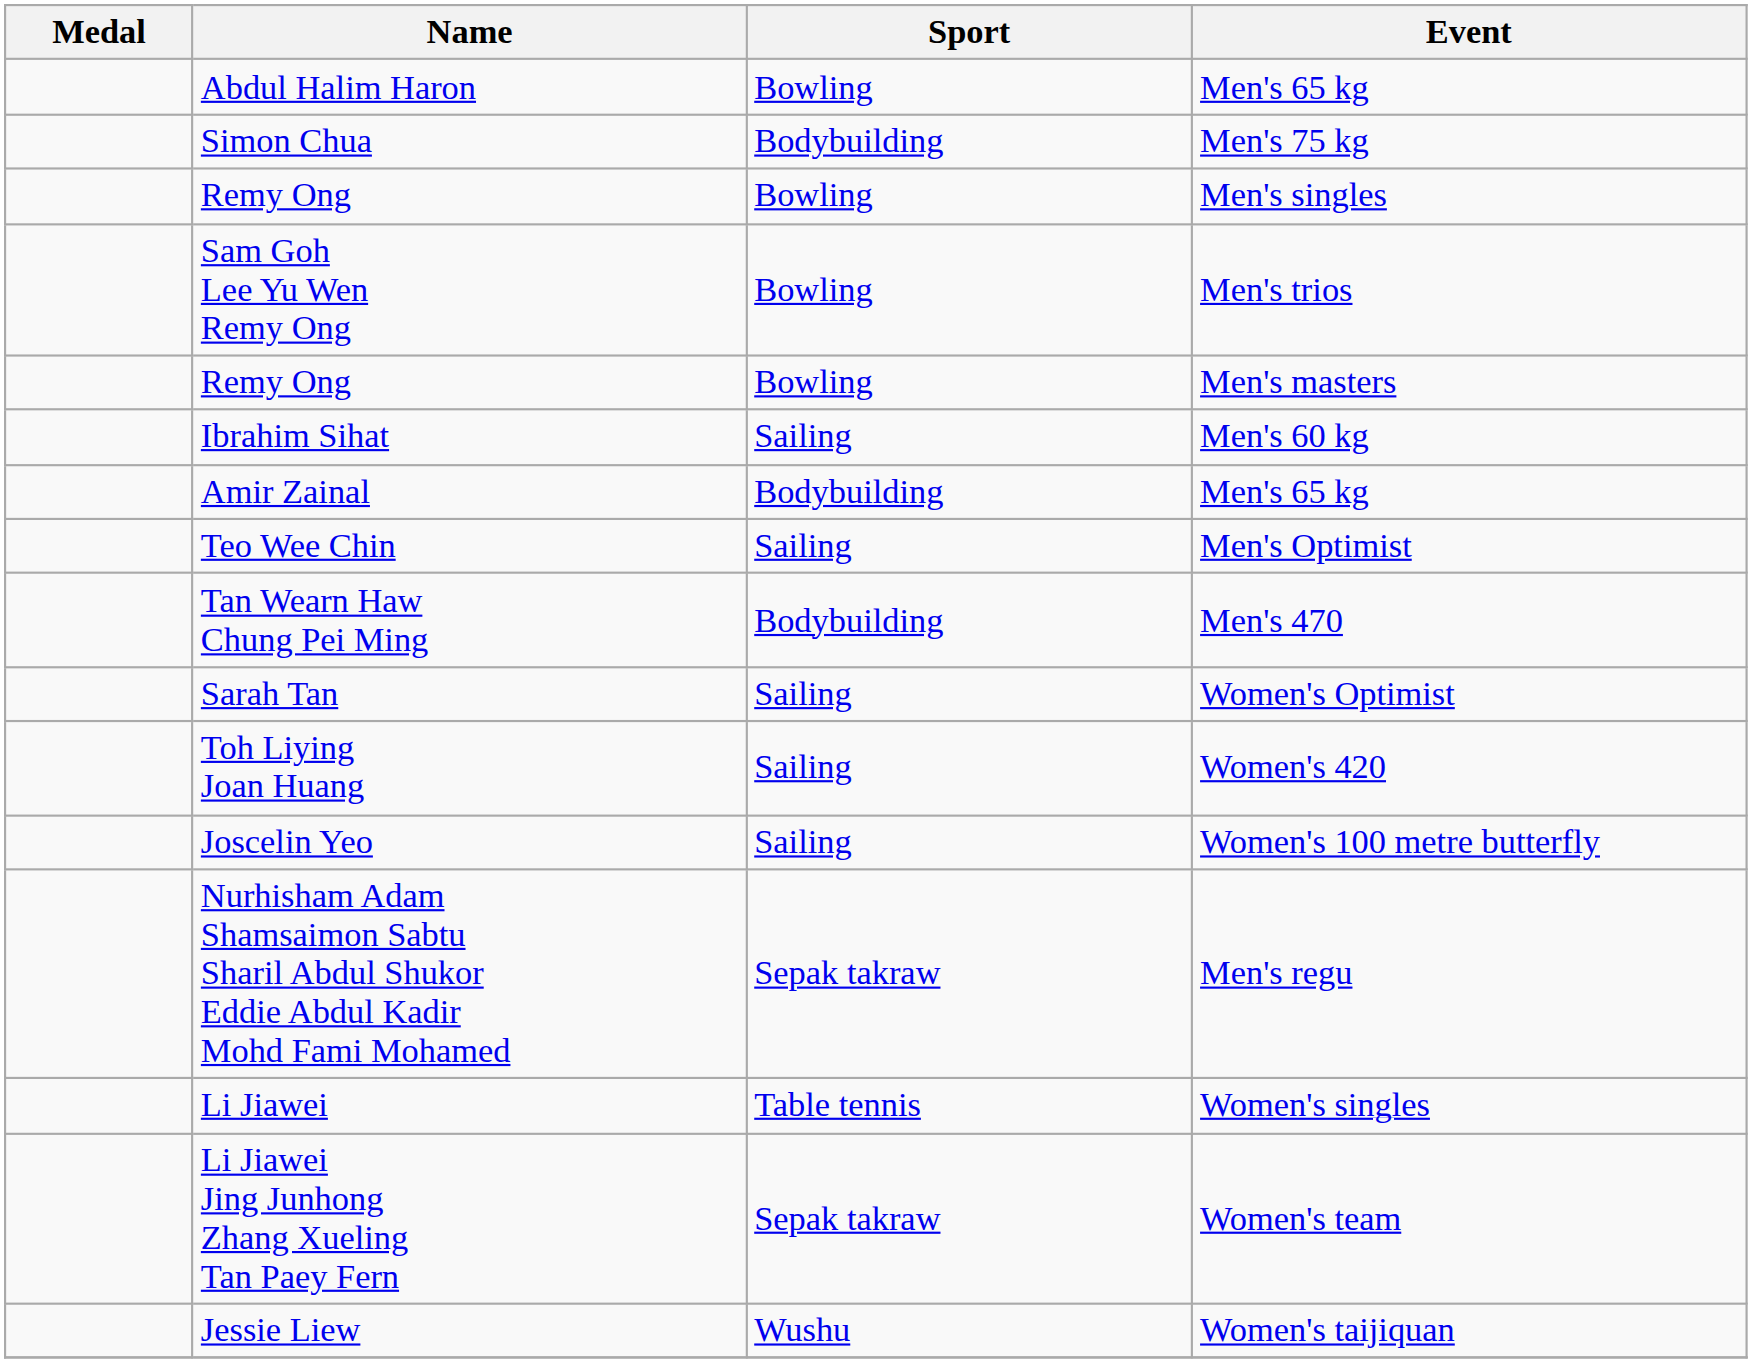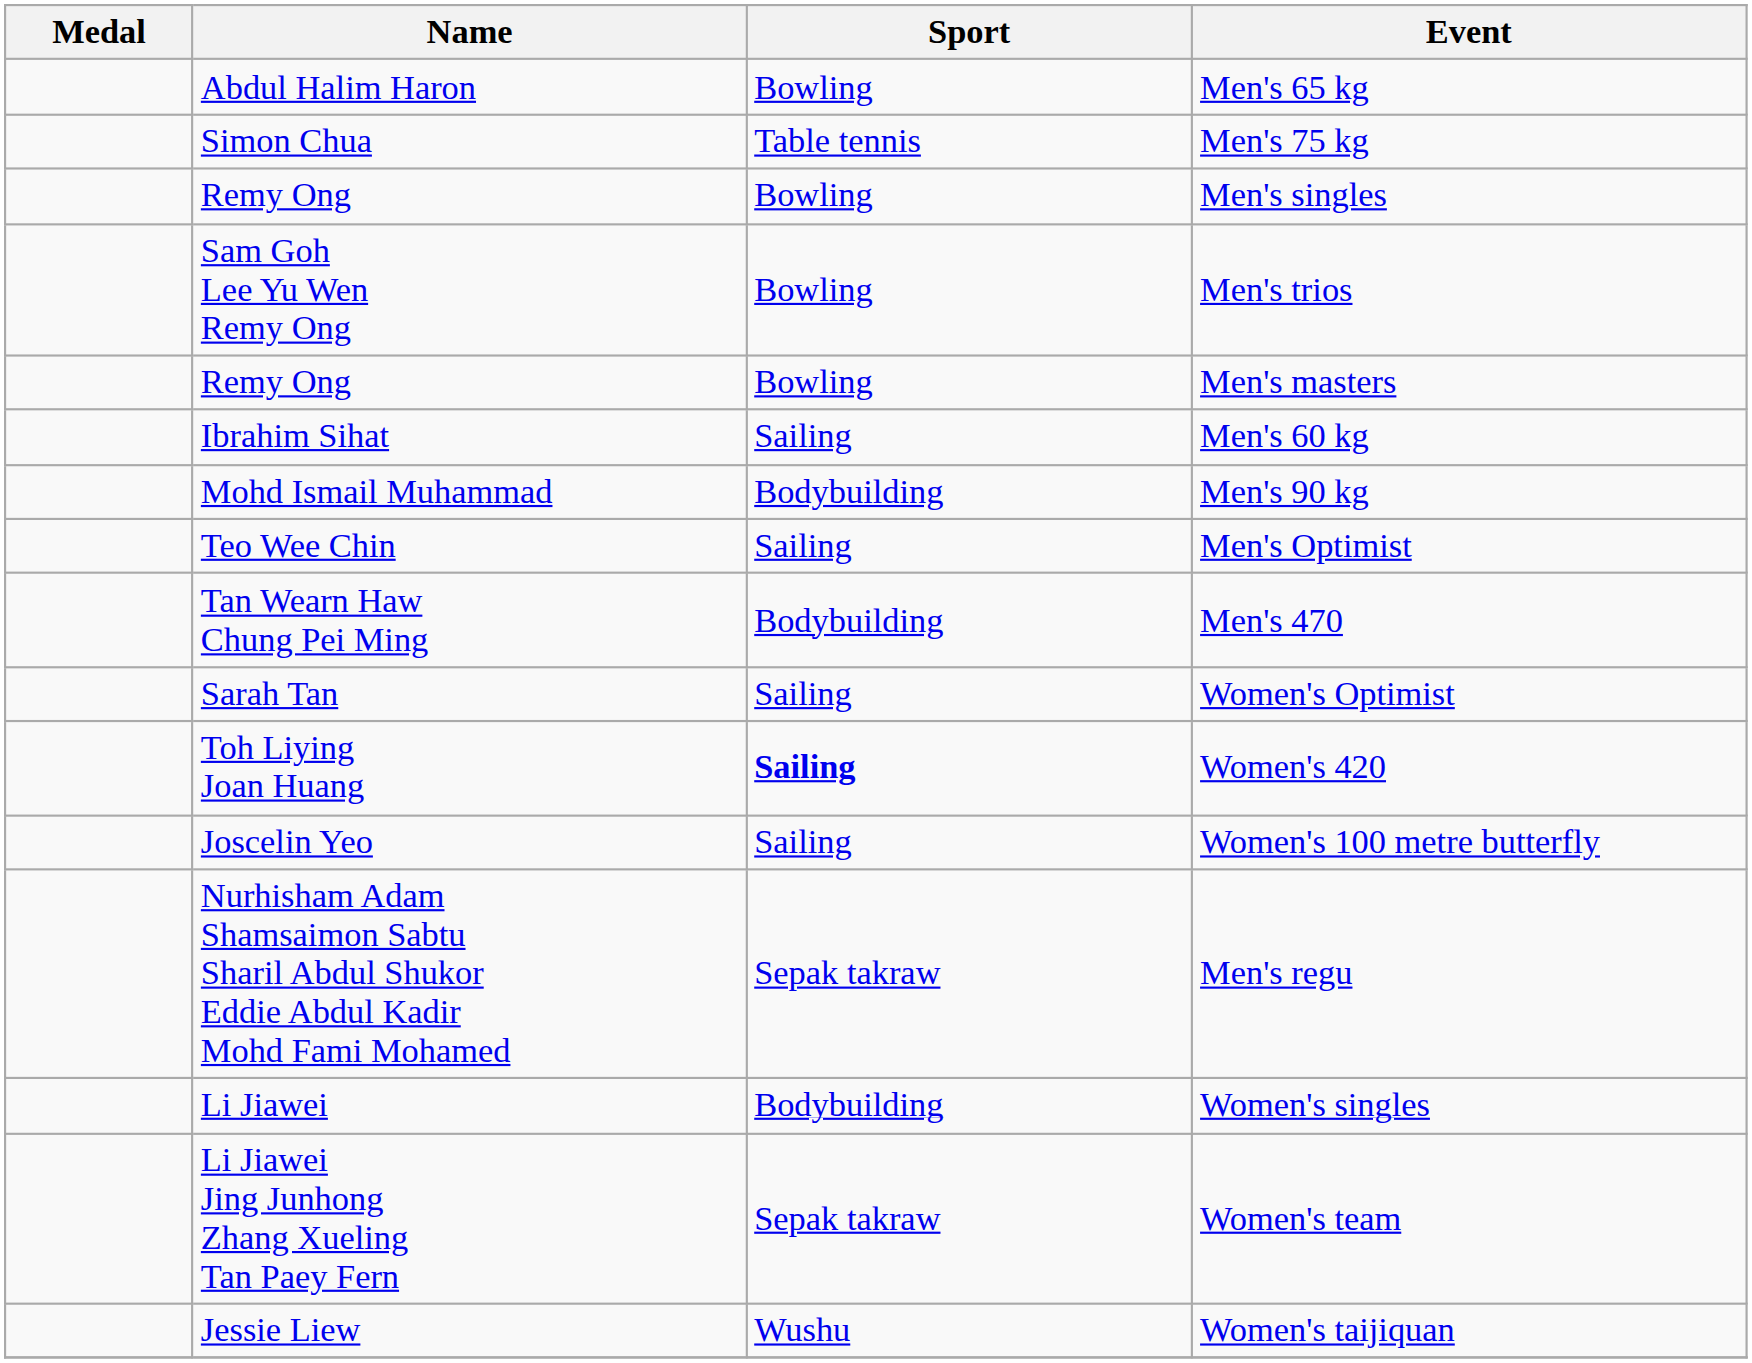(849, 140) Bodybuilding -> (838, 140) Table tennis
+ row: (377, 491)
- row: (285, 491)
(803, 767) normal -> (805, 767) bold
(838, 1105) Table tennis -> (849, 1105) Bodybuilding
